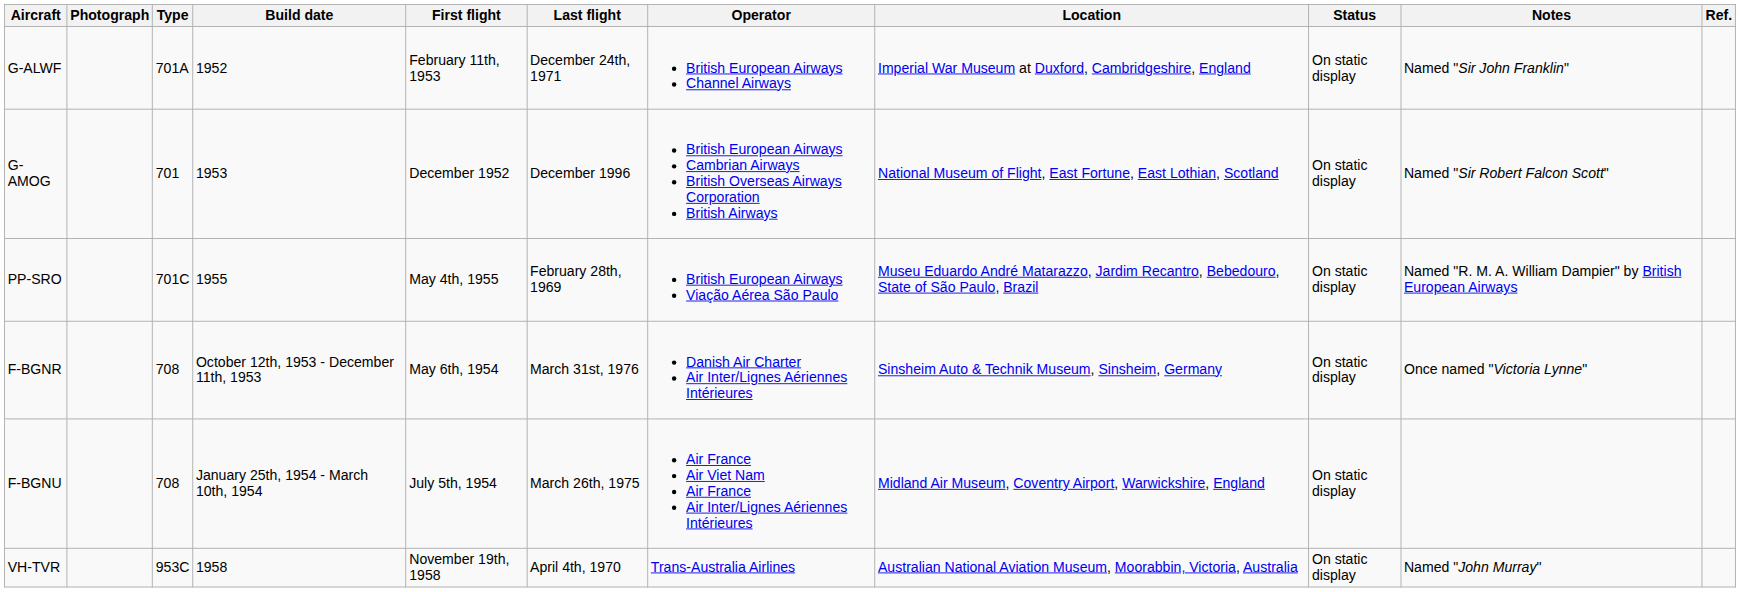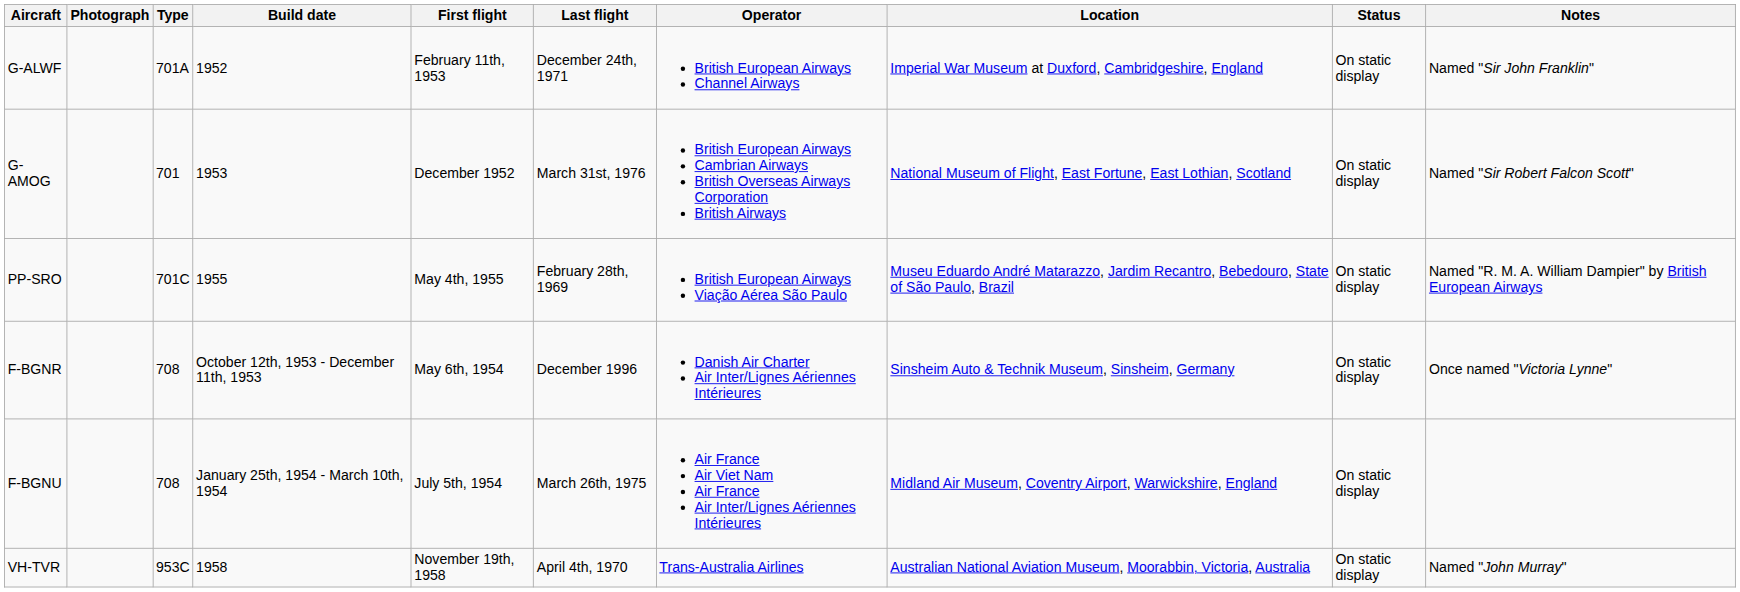- column: (1719, 15)
(580, 173) December 1996 -> (591, 173) March 31st, 1976
(584, 369) March 31st, 1976 -> (587, 369) December 1996
